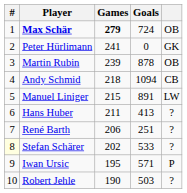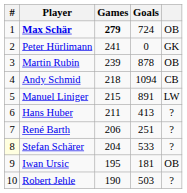(113, 146) 202 -> (113, 146) 204
(146, 163) 571 -> (146, 163) 181
(172, 163) P -> (172, 163) OB
